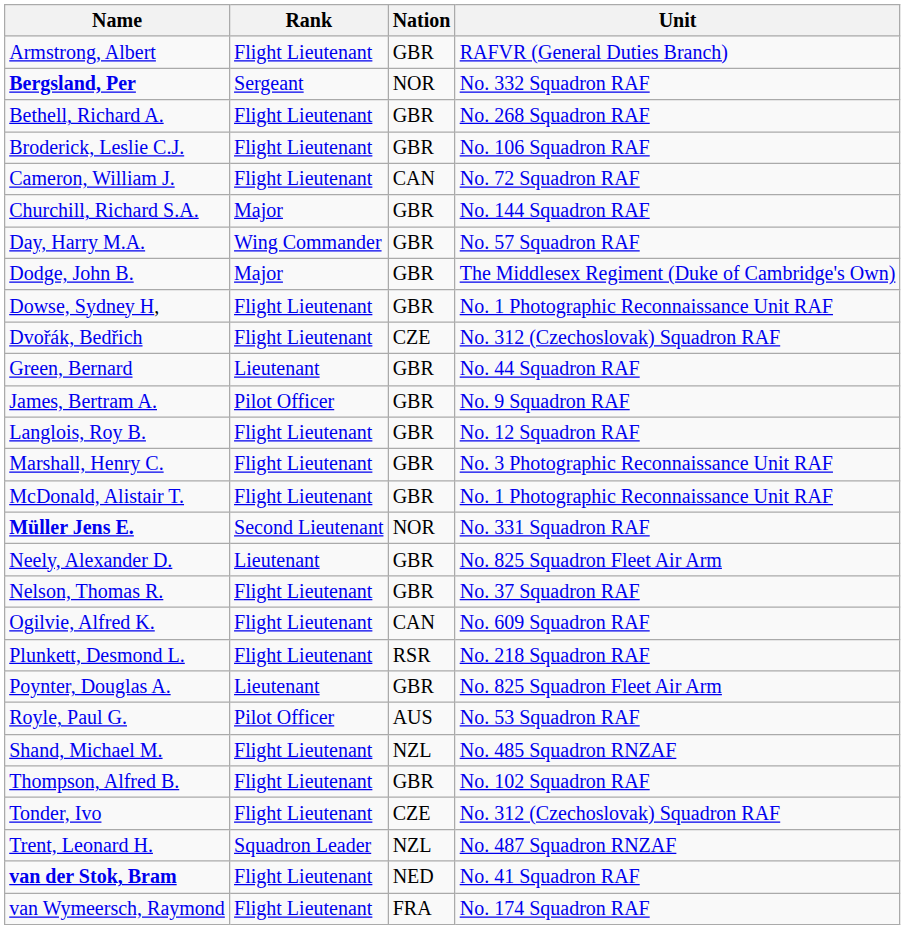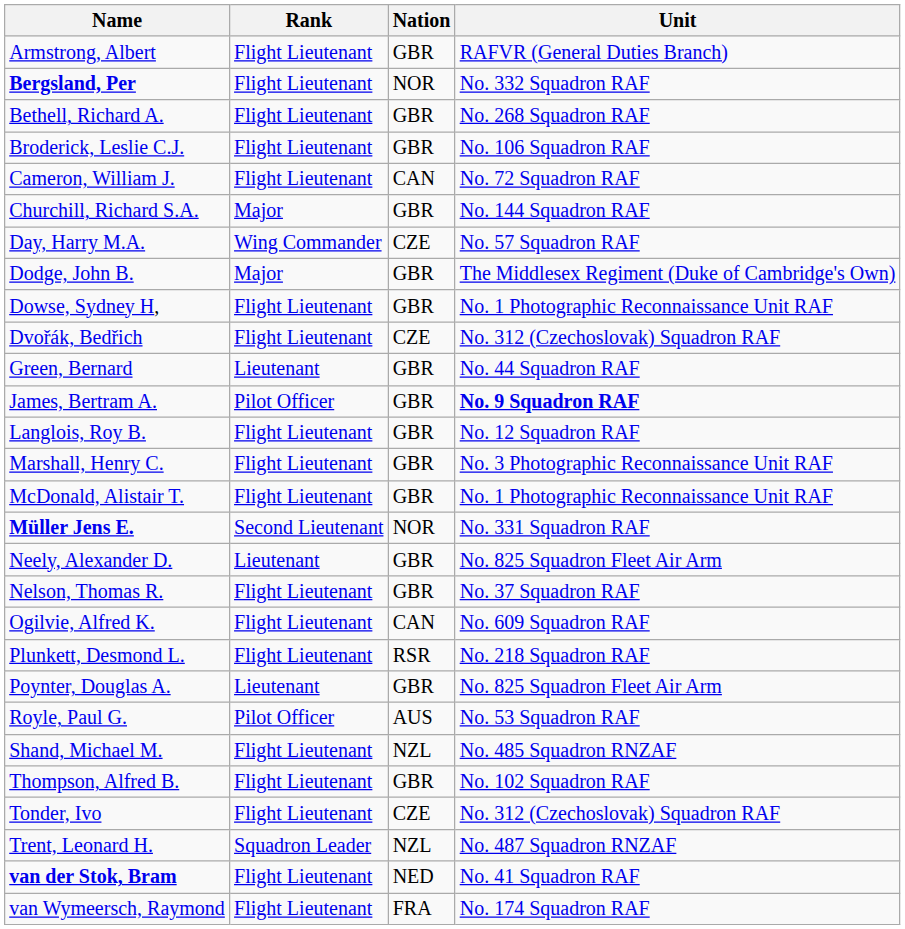(269, 83) Sergeant -> (303, 83) Flight Lieutenant
(413, 242) GBR -> (412, 242) CZE
(545, 400) normal -> (550, 400) bold
